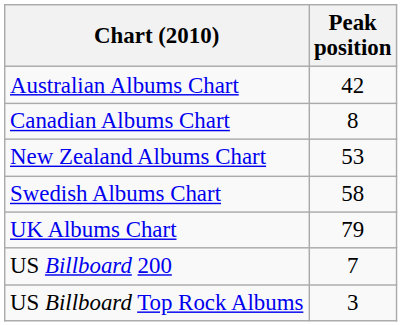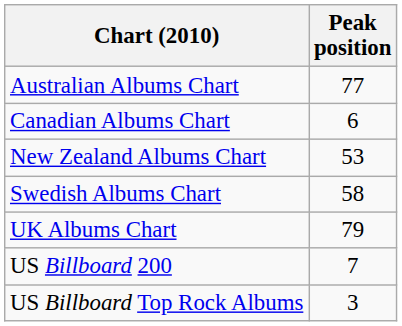(353, 84) 42 -> (353, 84) 77
(353, 120) 8 -> (353, 120) 6
